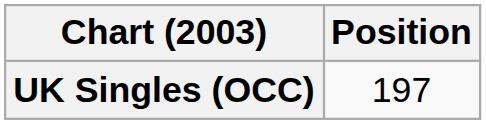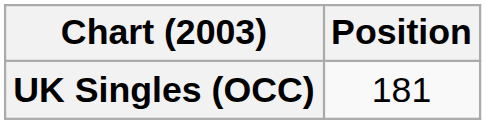(401, 89) 197 -> (401, 89) 181
